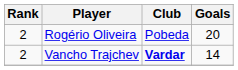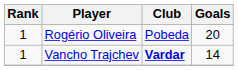(23, 34) 2 -> (23, 34) 1
(23, 55) 2 -> (23, 55) 1
